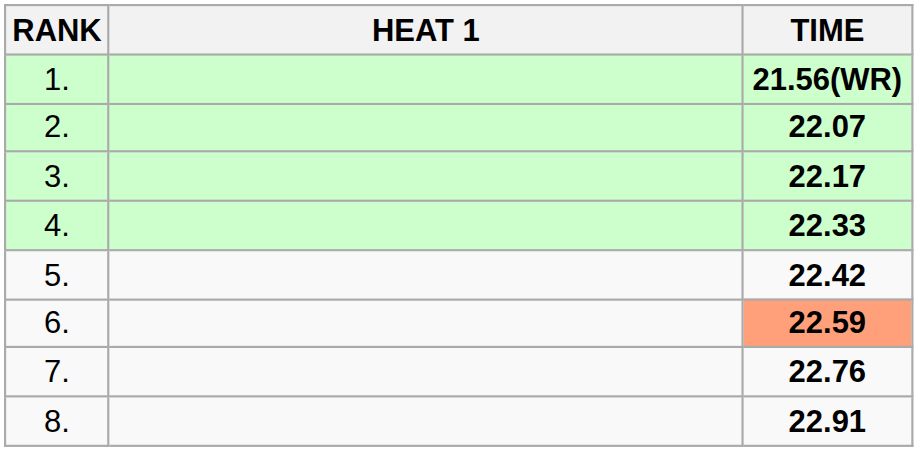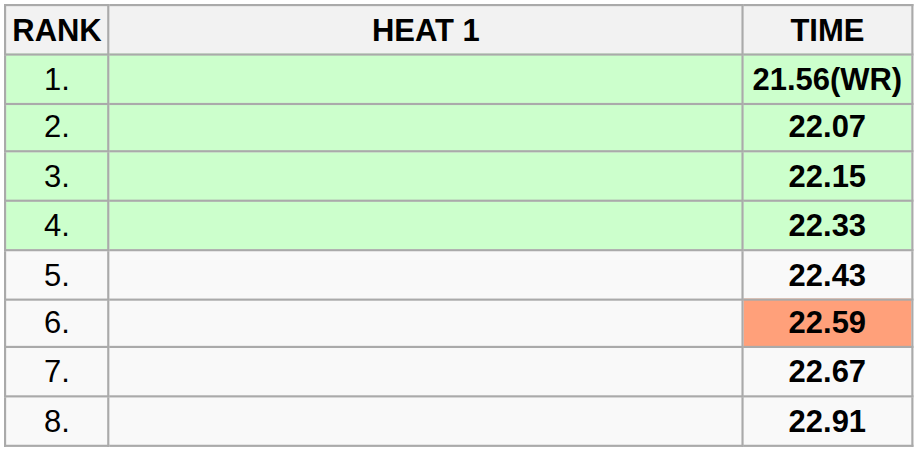(827, 177) 22.17 -> (827, 177) 22.15
(827, 274) 22.42 -> (827, 274) 22.43
(827, 372) 22.76 -> (827, 372) 22.67
